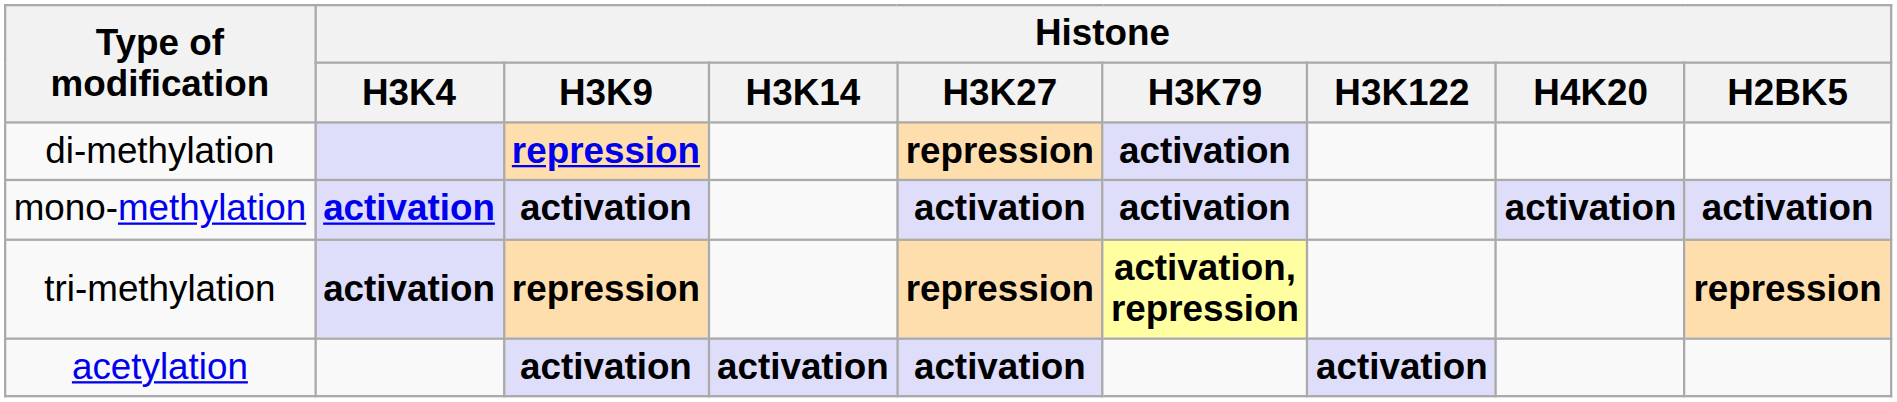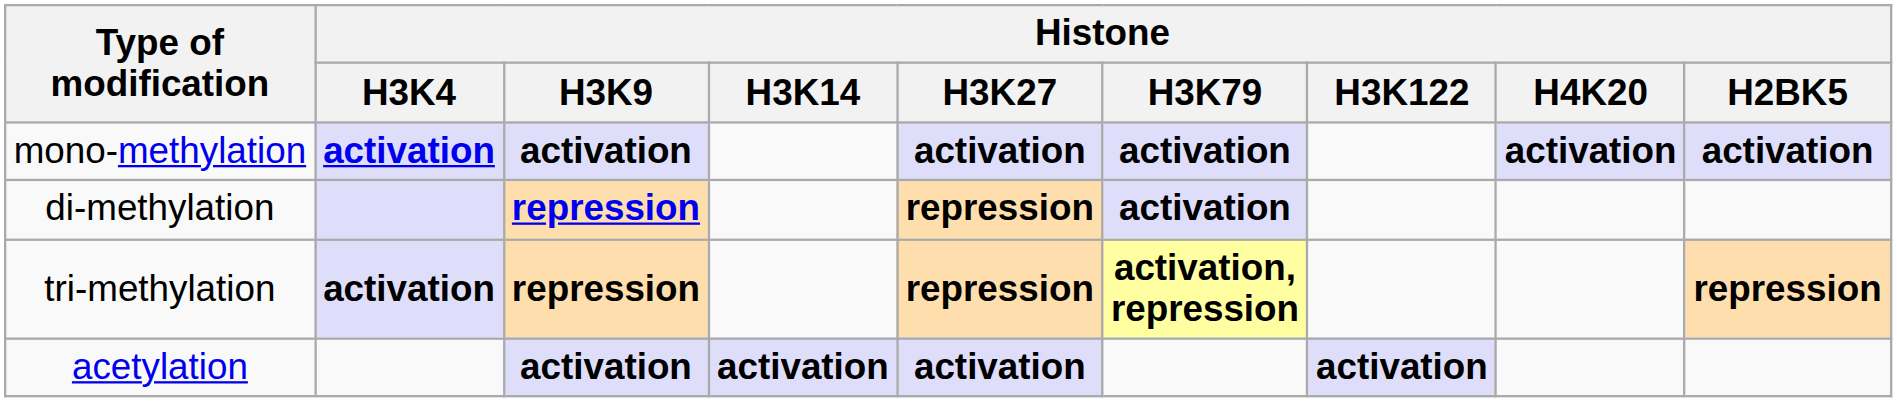rows swapped: (160, 208) <-> (160, 150)
